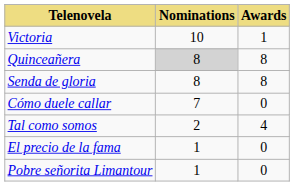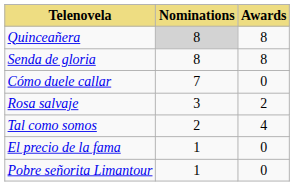- row: (30, 37)
+ row: (43, 103)
